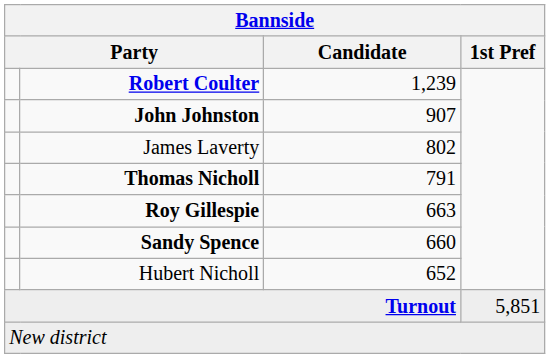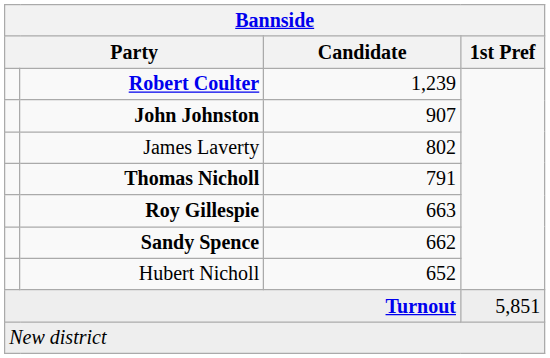(441, 242) 660 -> (441, 242) 662
